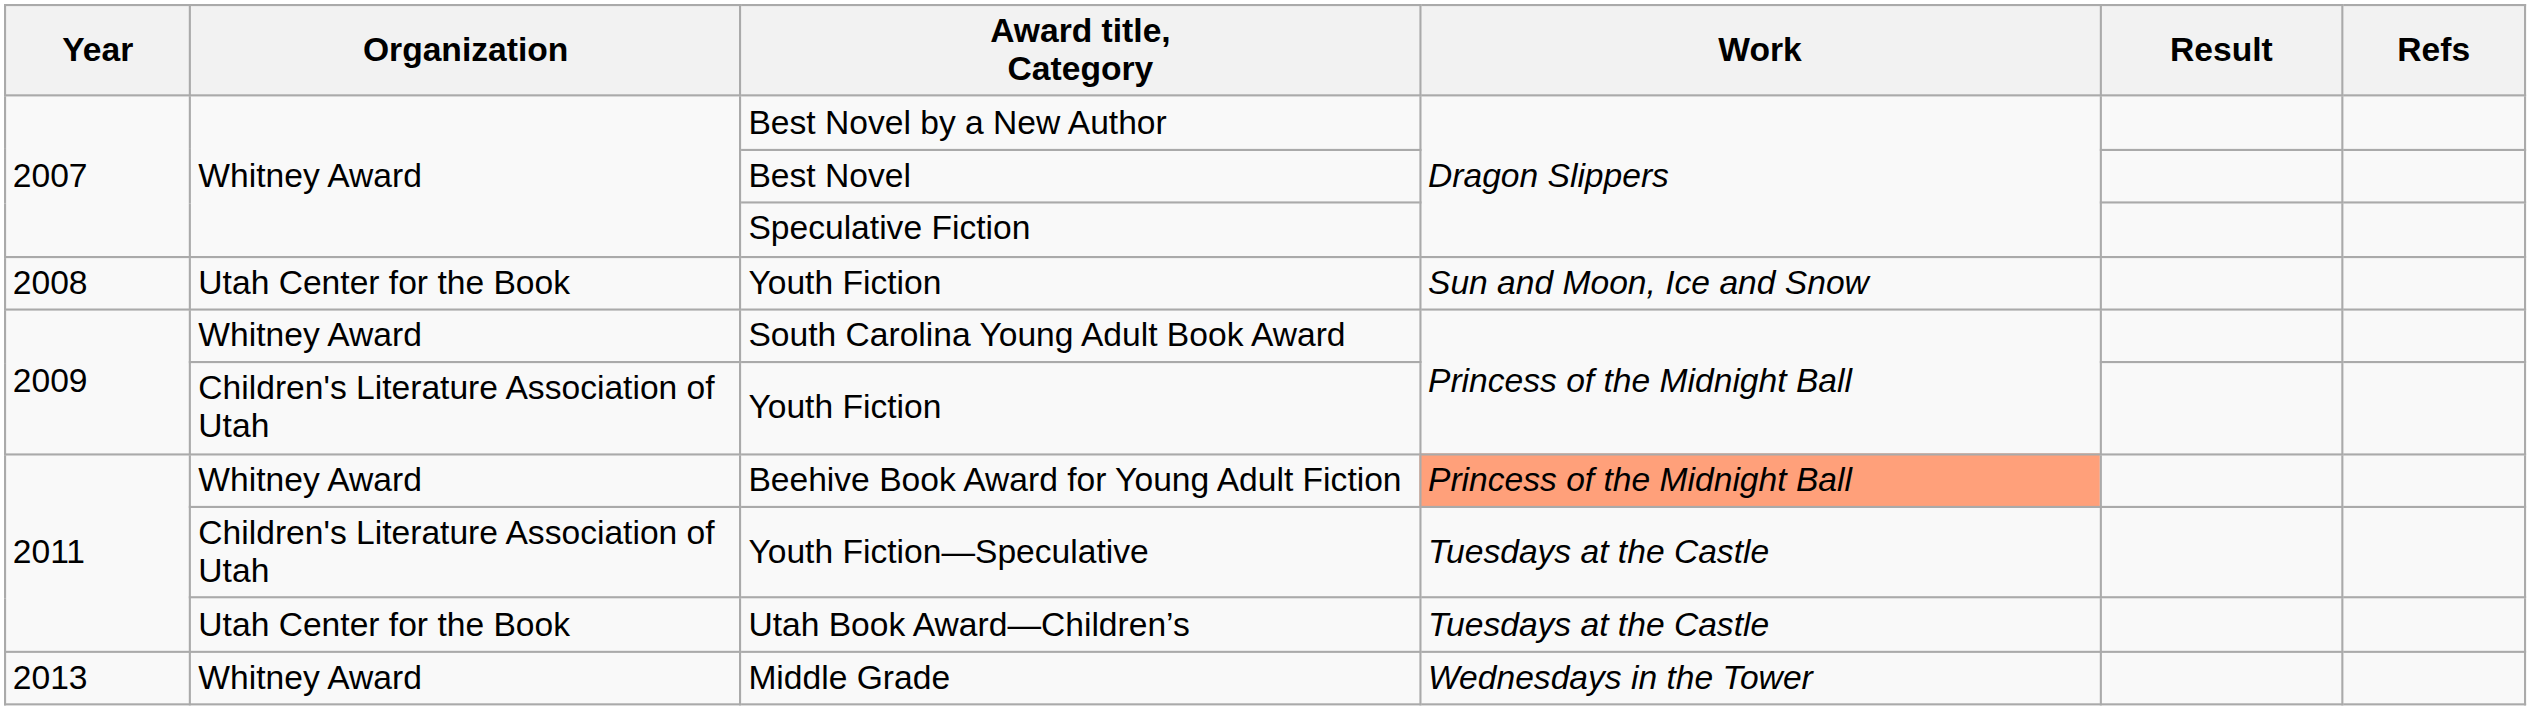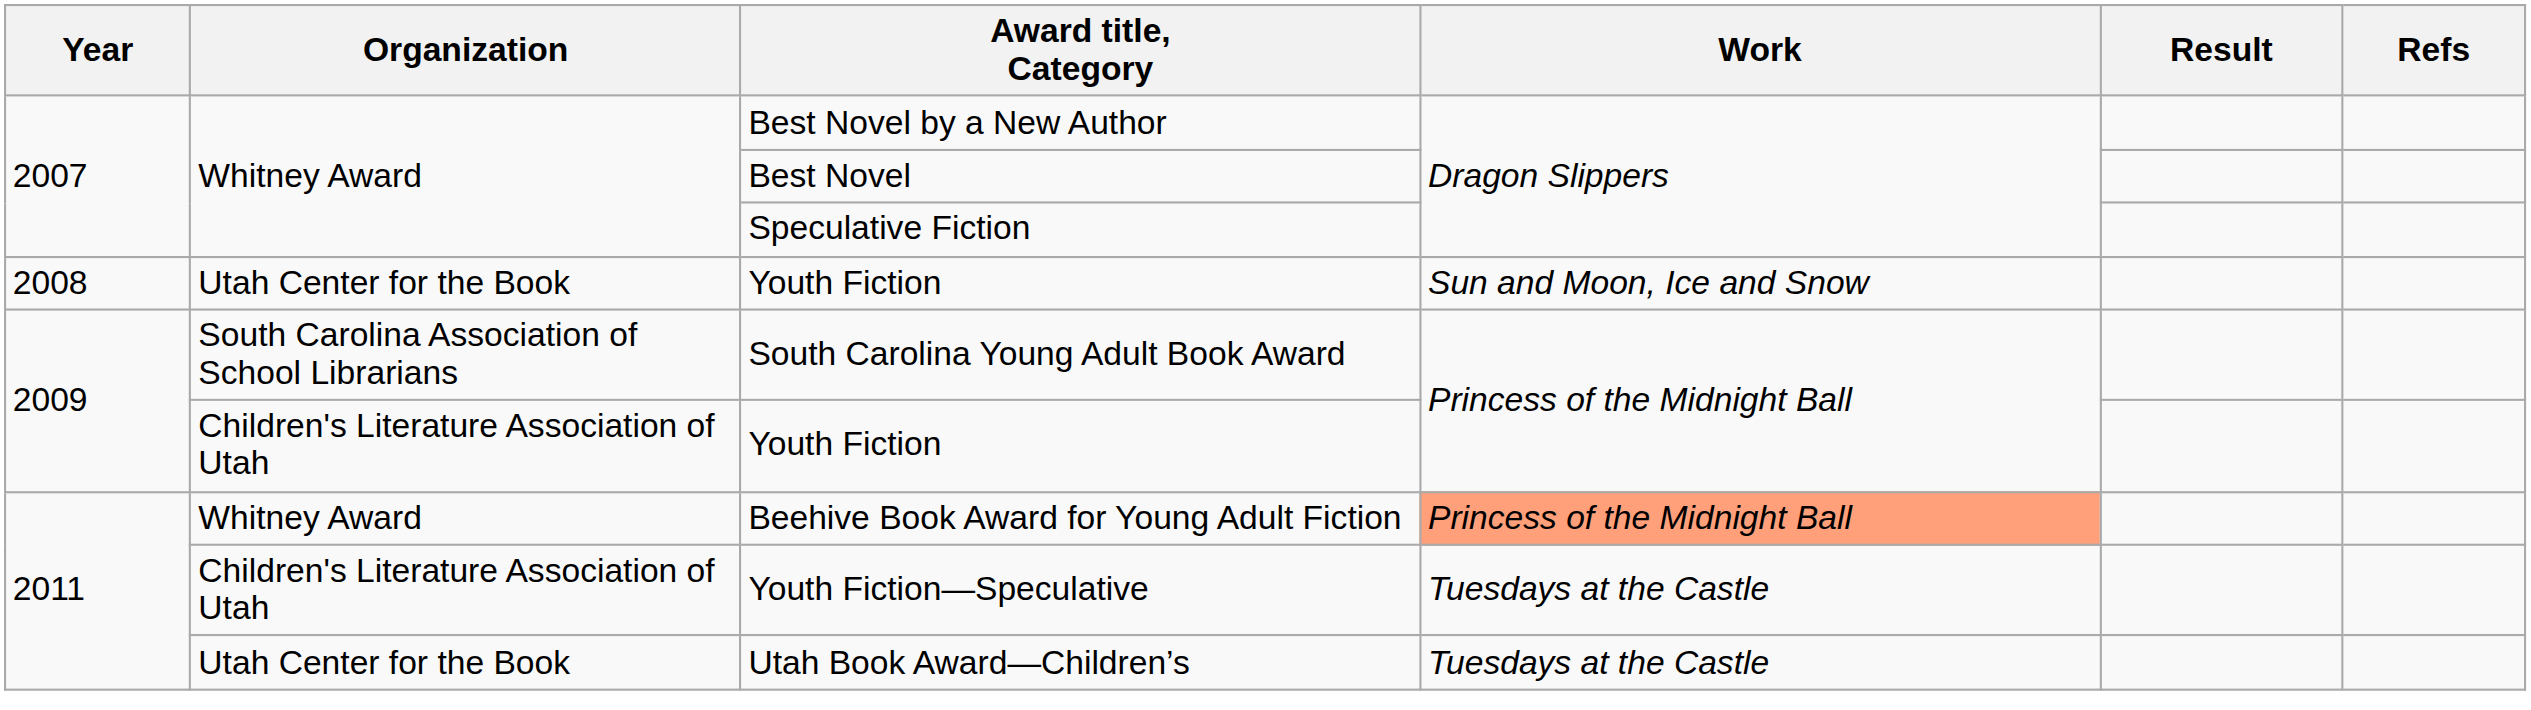(310, 335) Whitney Award -> (418, 354) South Carolina Association of School Librarians
- row: (50, 677)
